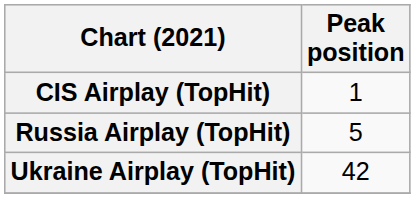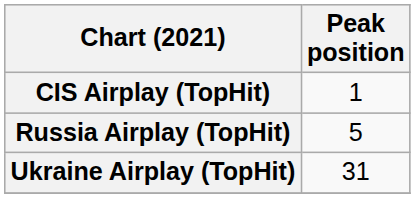(356, 172) 42 -> (356, 172) 31
